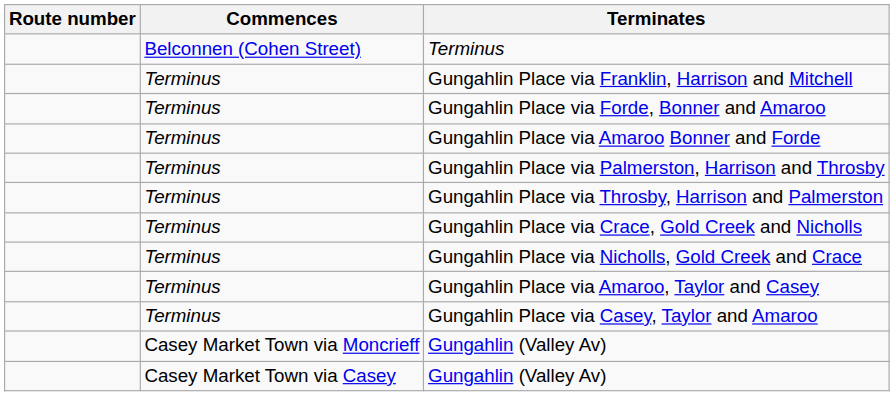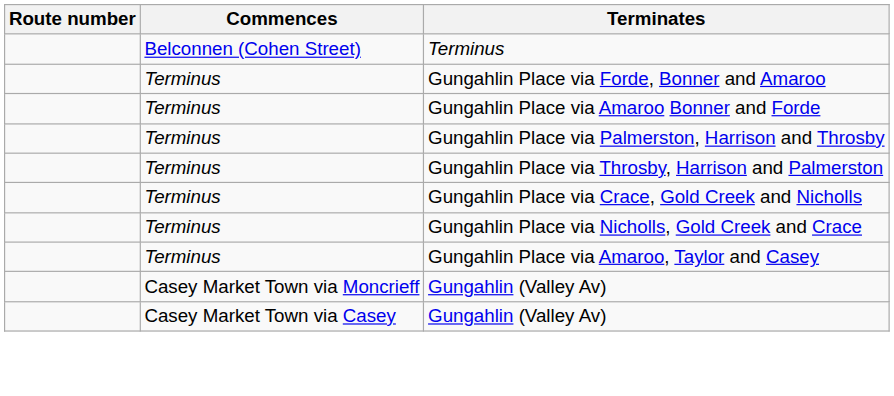- row: (183, 78)
- row: (183, 316)
